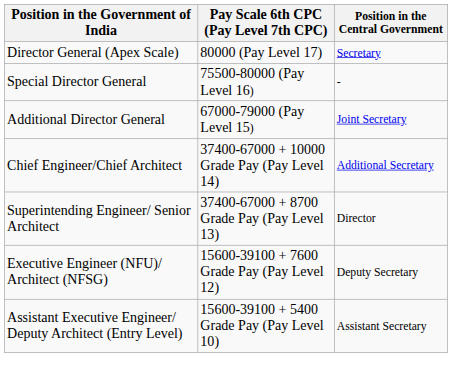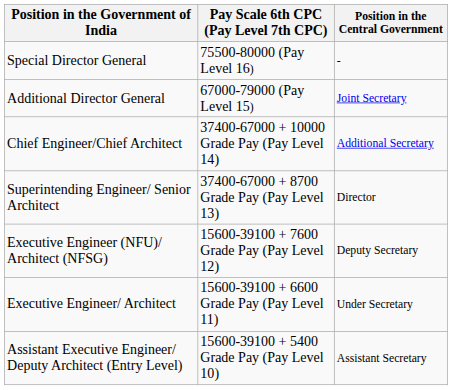- row: (93, 52)
+ row: (91, 304)
